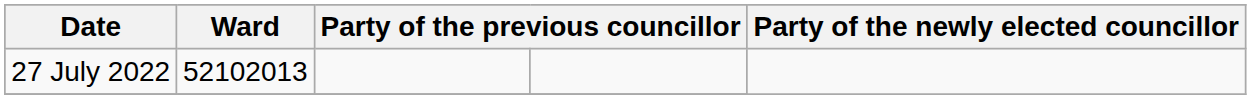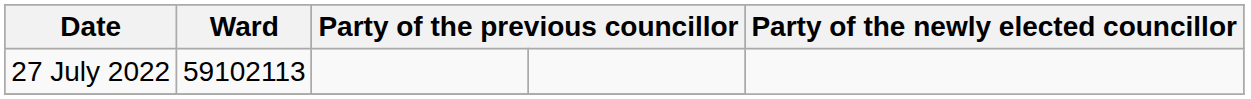(245, 71) 52102013 -> (244, 71) 59102113
